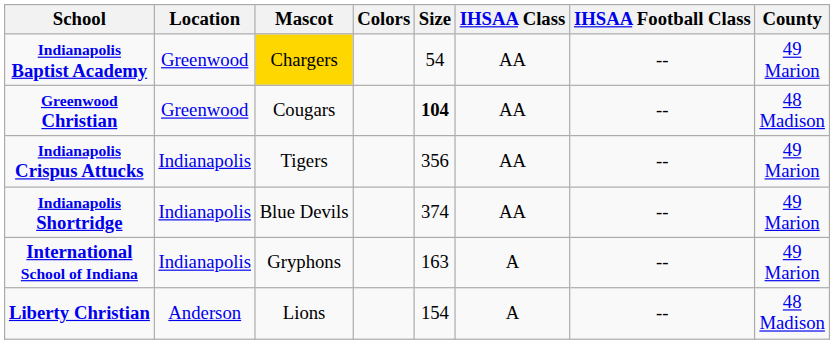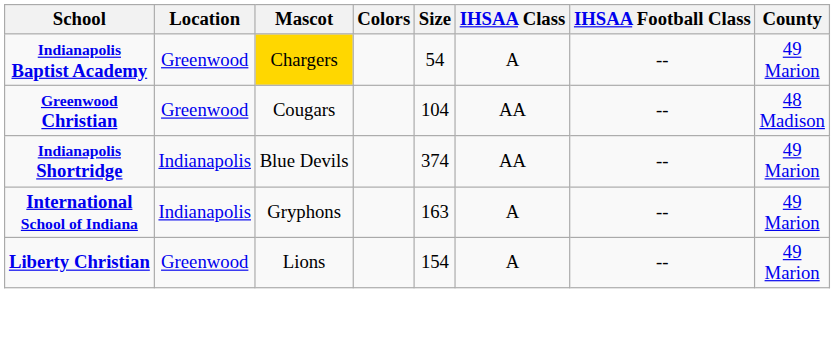(512, 59) AA -> (512, 59) A
(435, 110) bold -> (435, 110) normal
- row: (79, 161)
(205, 313) Anderson -> (205, 262) Greenwood
(792, 313) 48 Madison -> (792, 262) 49 Marion
